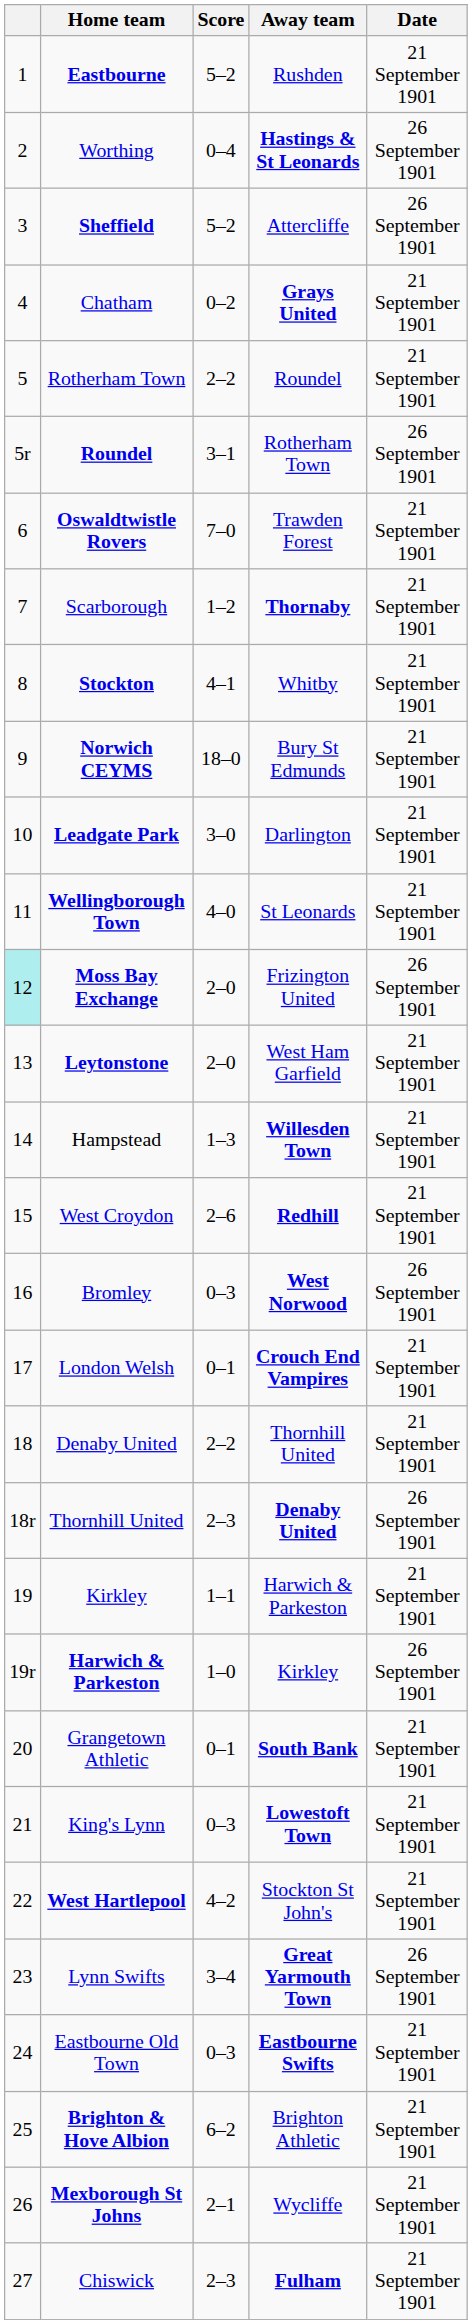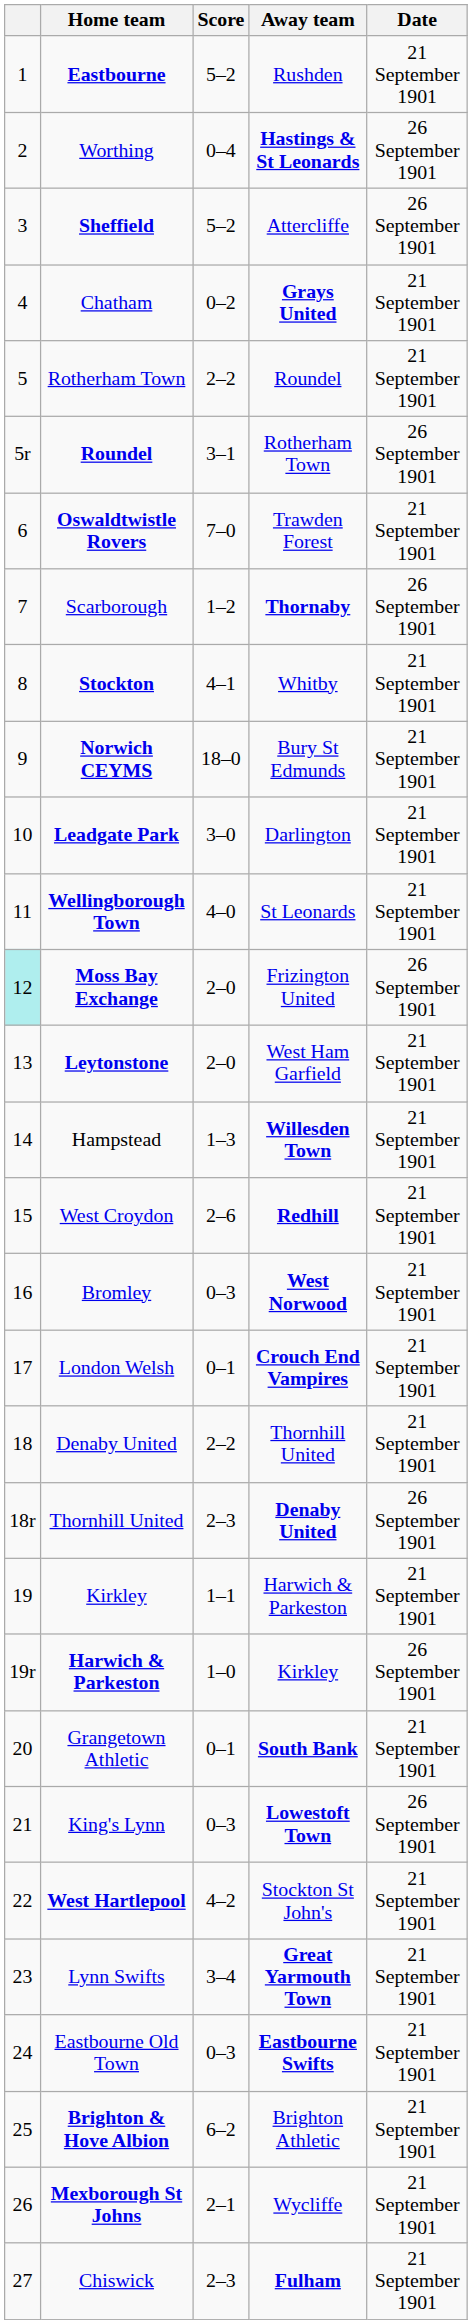(417, 606) 21 September 1901 -> (417, 606) 26 September 1901
(417, 1291) 26 September 1901 -> (417, 1291) 21 September 1901
(417, 1824) 21 September 1901 -> (417, 1824) 26 September 1901
(417, 1976) 26 September 1901 -> (417, 1976) 21 September 1901
